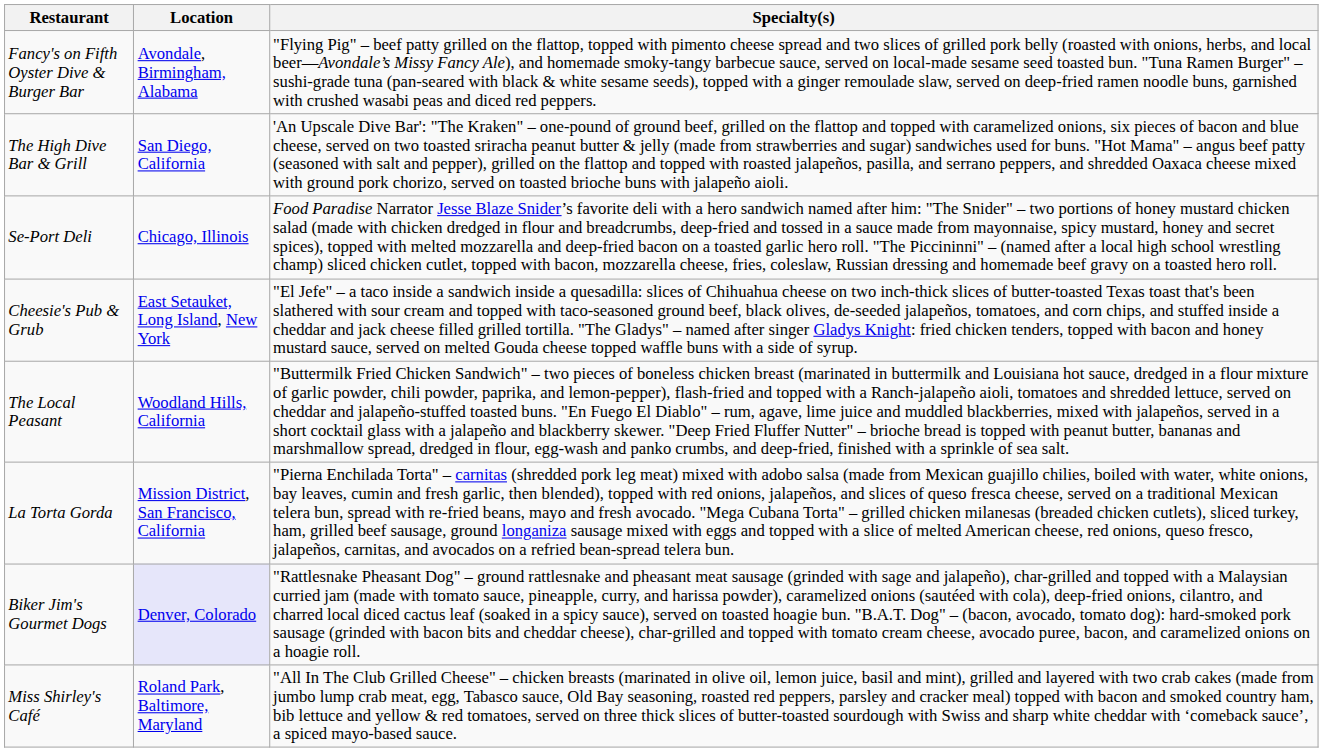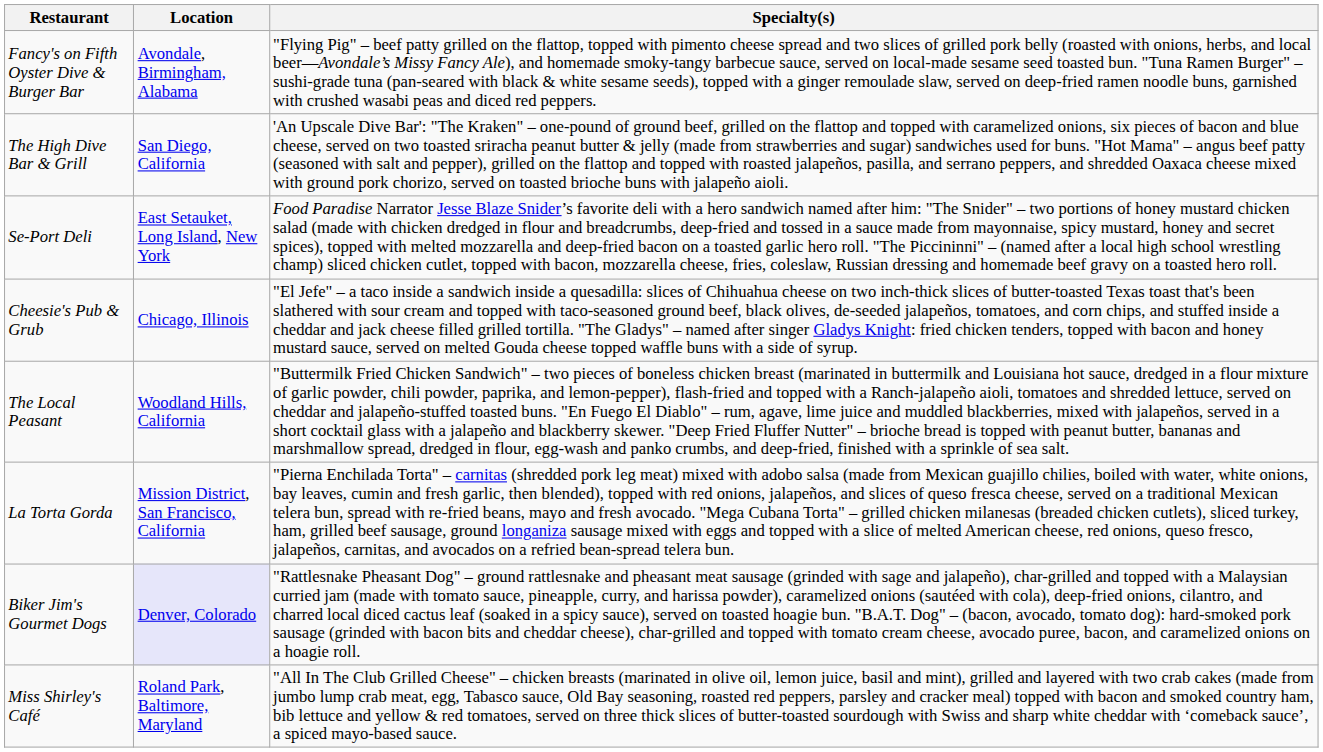(193, 237) Chicago, Illinois -> (197, 237) East Setauket, Long Island, New York
(197, 319) East Setauket, Long Island, New York -> (193, 319) Chicago, Illinois
